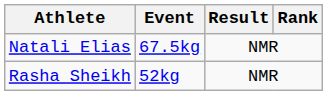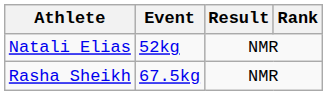(170, 47) 67.5kg -> (159, 47) 52kg
(159, 76) 52kg -> (170, 76) 67.5kg
